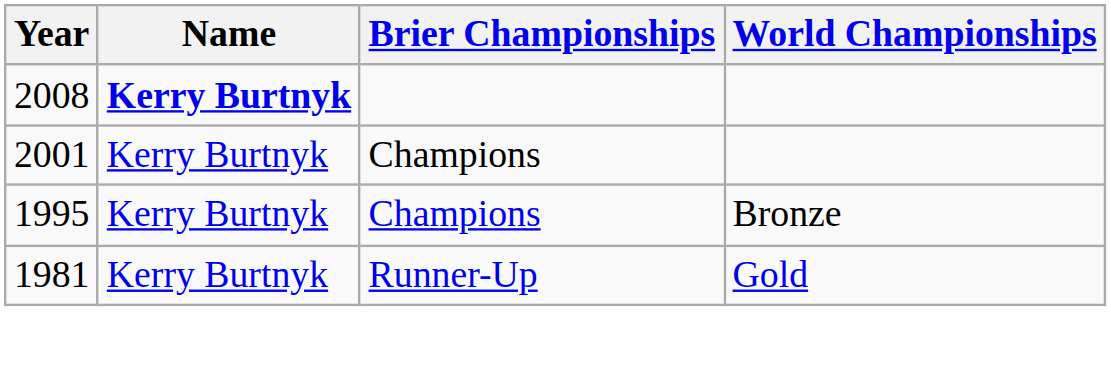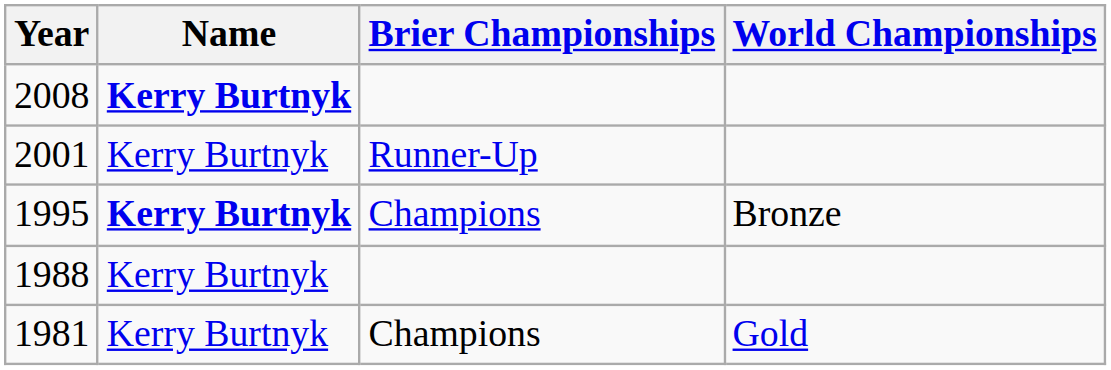(455, 154) Champions -> (453, 154) Runner-Up
(217, 214) normal -> (229, 214) bold
+ row: (52, 273)
(453, 273) Runner-Up -> (455, 333) Champions
